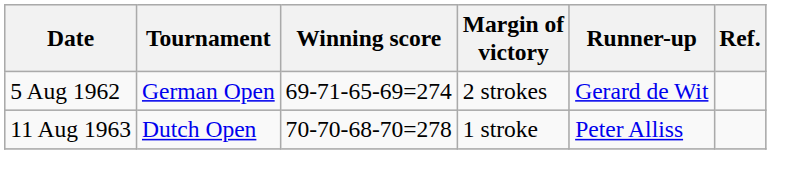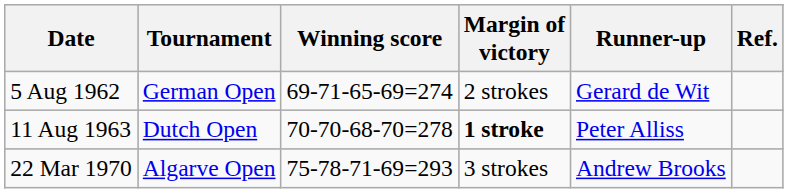(500, 129) normal -> (504, 129) bold
+ row: (71, 168)
